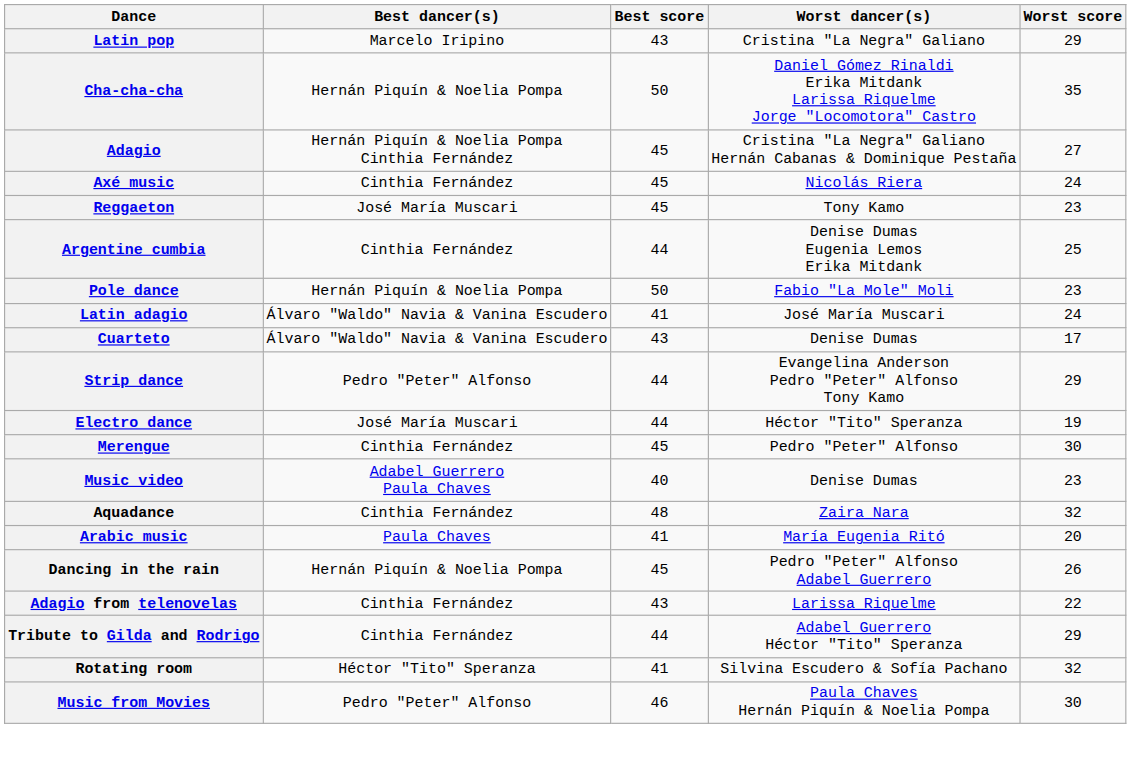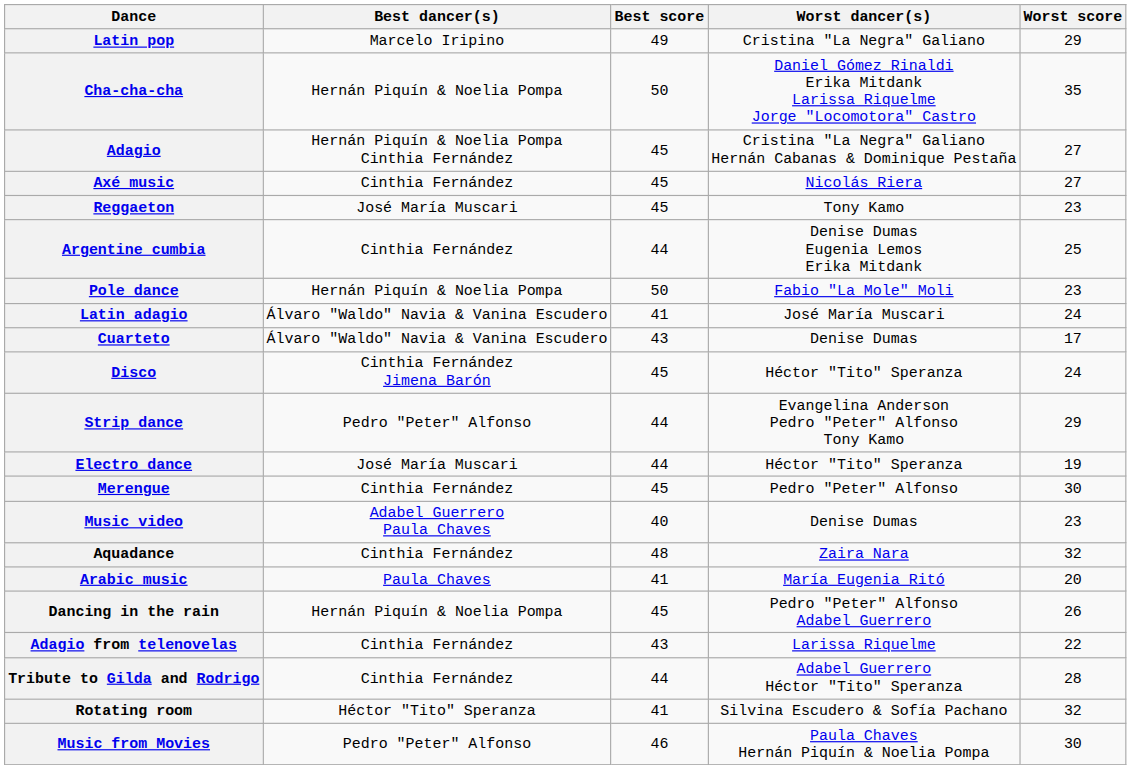(659, 41) 43 -> (659, 41) 49
(1073, 183) 24 -> (1073, 183) 27
+ row: (134, 373)
(1073, 636) 29 -> (1073, 678) 28
